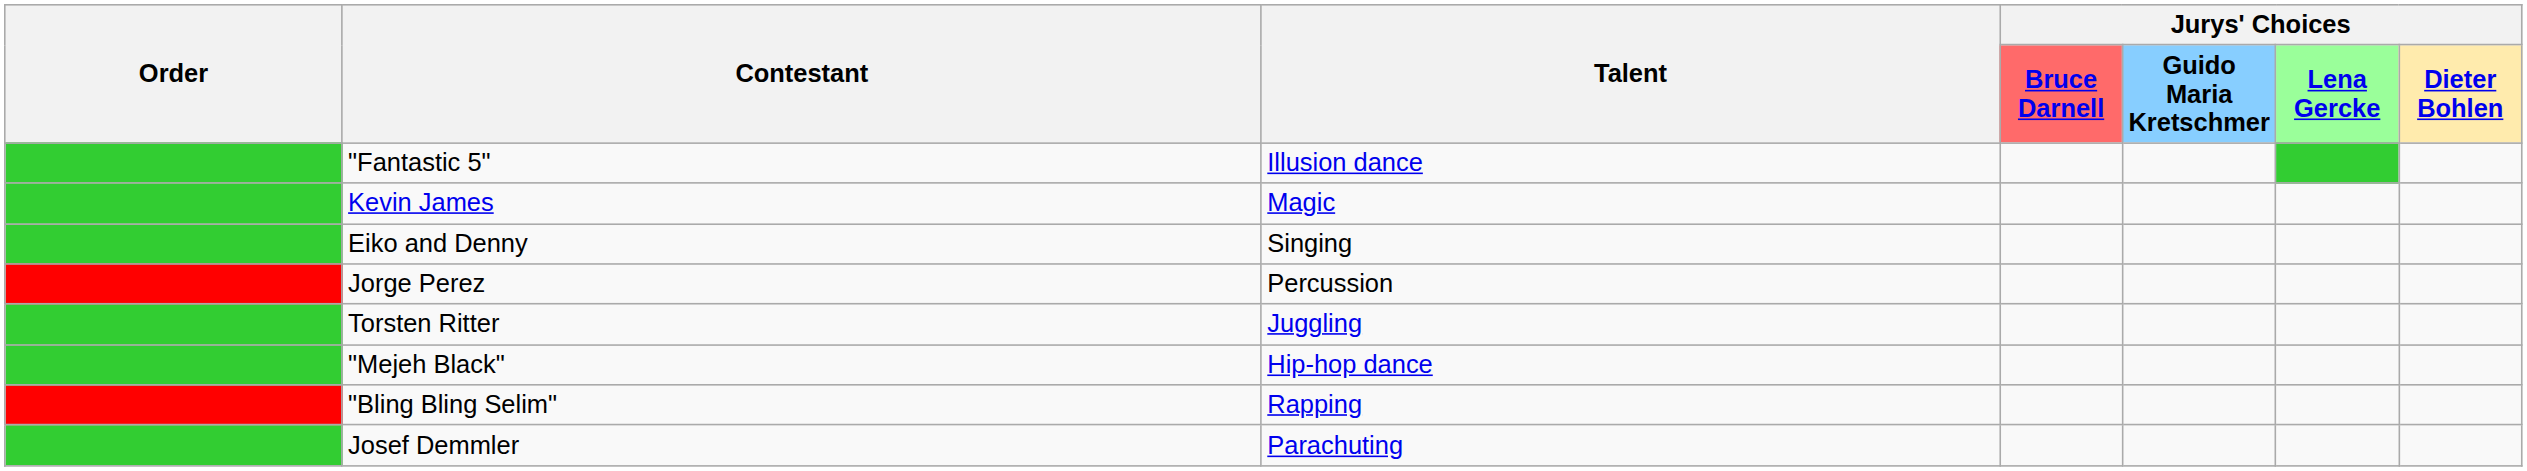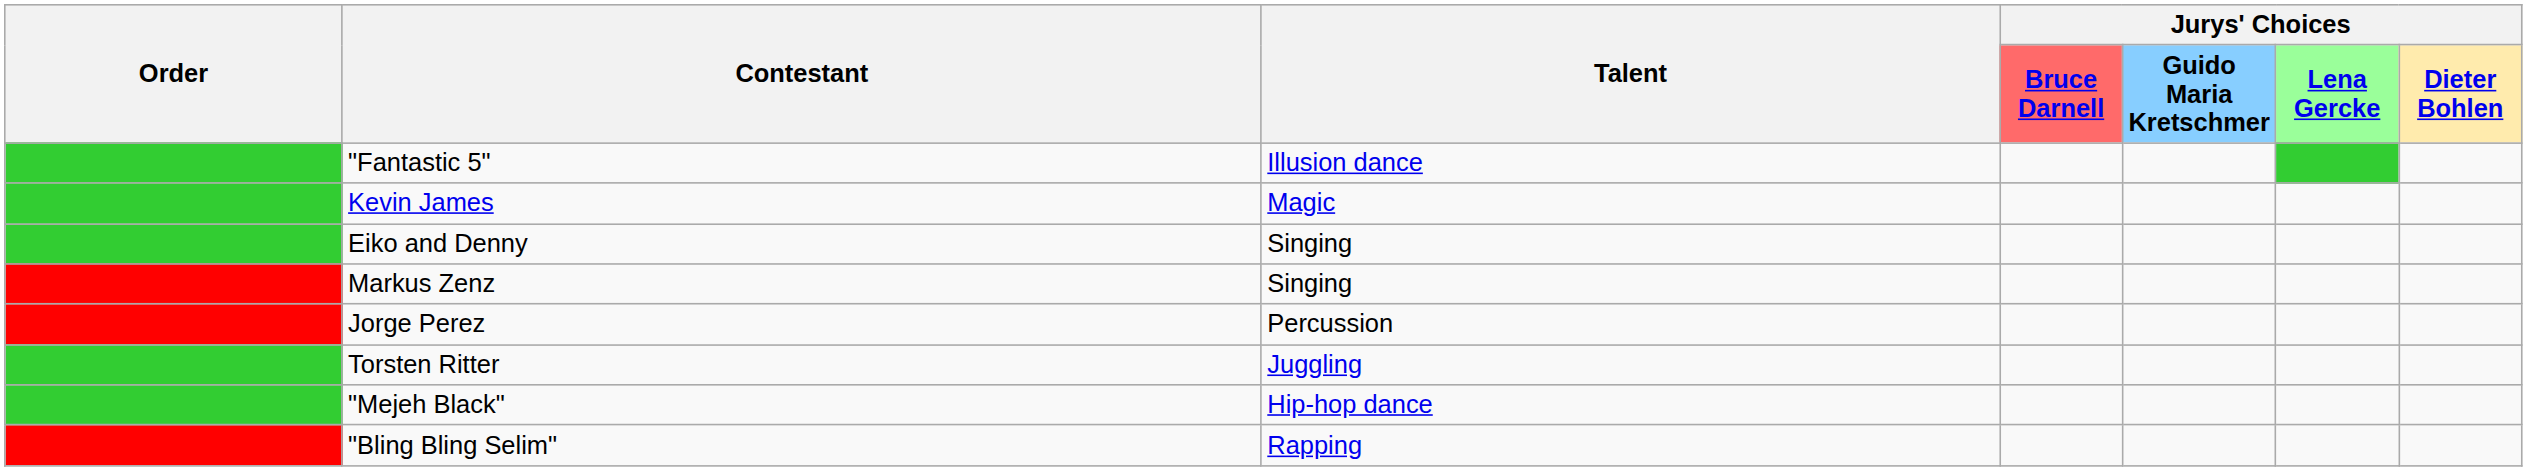+ row: (422, 283)
- row: (434, 445)
